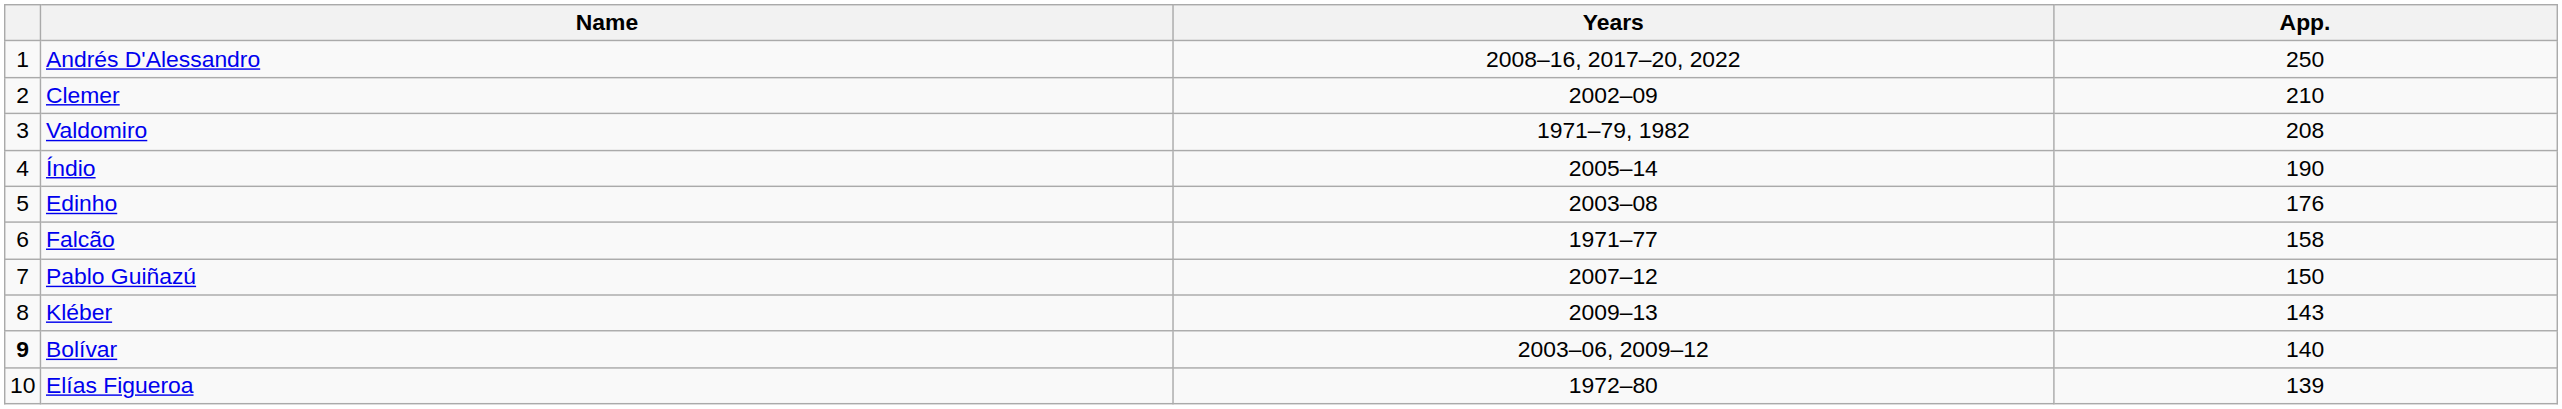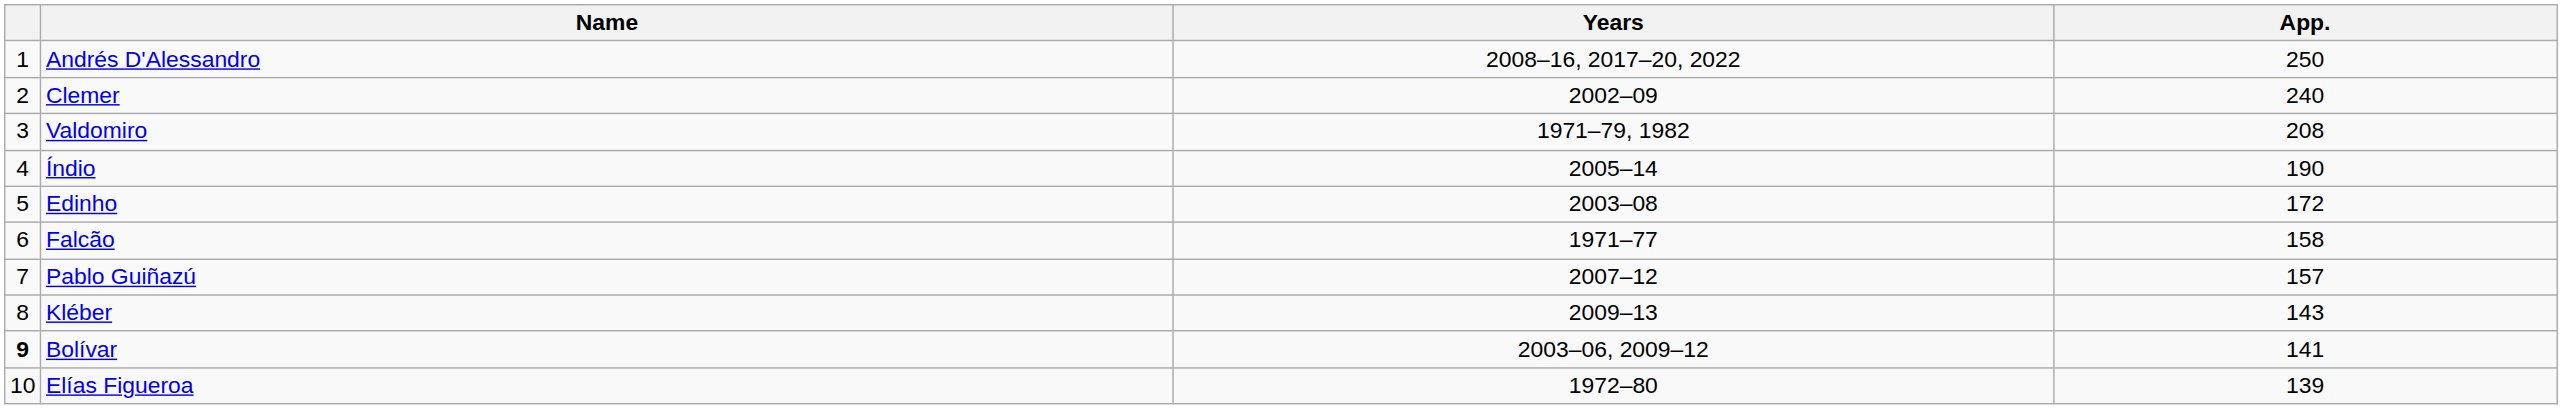(2305, 95) 210 -> (2305, 95) 240
(2305, 204) 176 -> (2305, 204) 172
(2305, 276) 150 -> (2305, 276) 157
(2305, 349) 140 -> (2305, 349) 141
